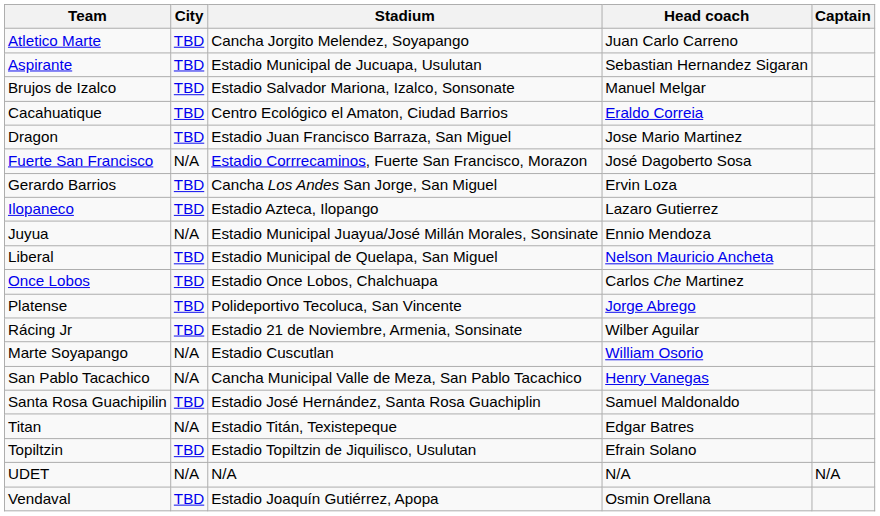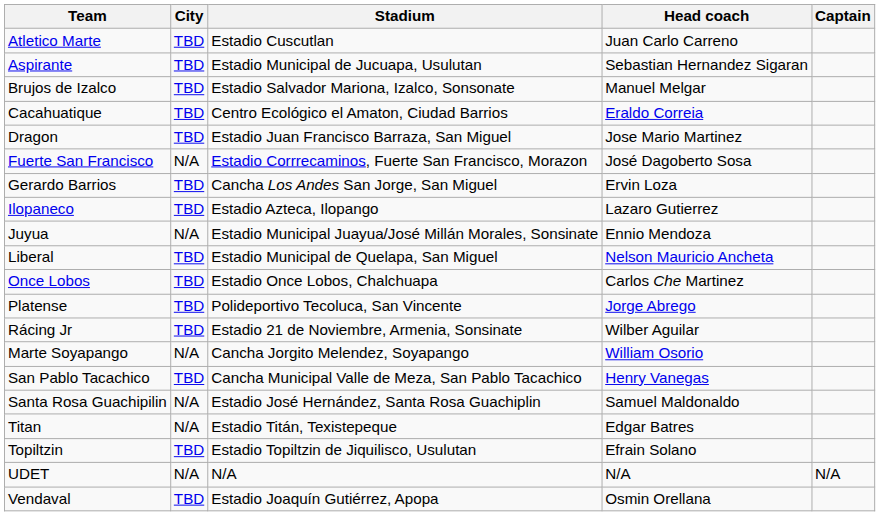(340, 40) Cancha Jorgito Melendez, Soyapango -> (273, 40) Estadio Cuscutlan
(273, 354) Estadio Cuscutlan -> (340, 354) Cancha Jorgito Melendez, Soyapango
(187, 378) N/A -> (189, 378) TBD
(189, 402) TBD -> (187, 402) N/A
